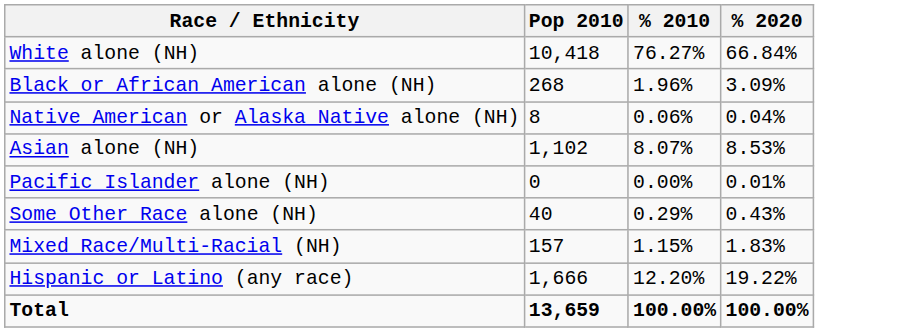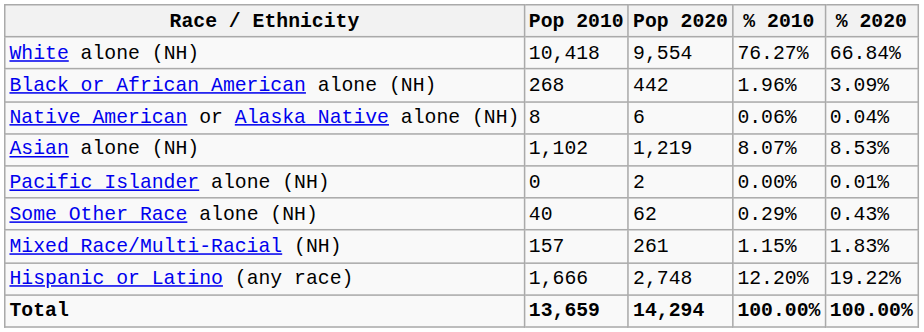+ column: (681, 21)
